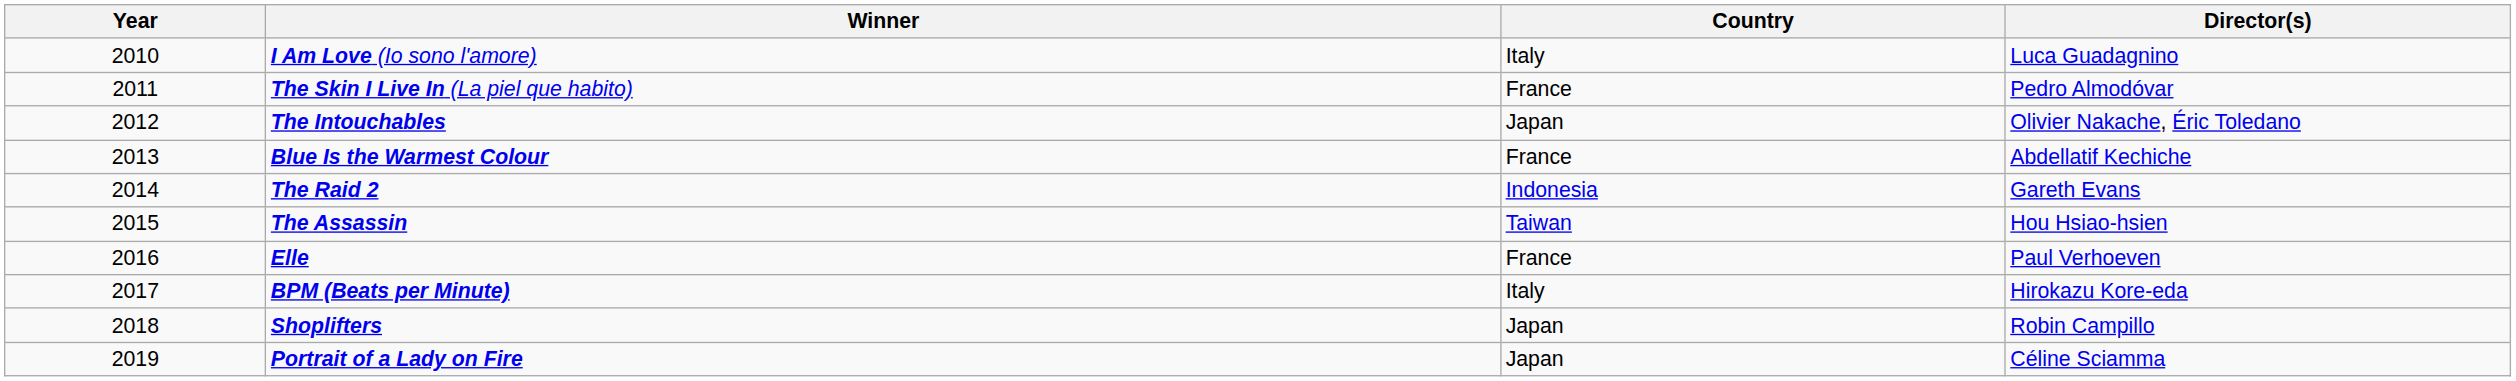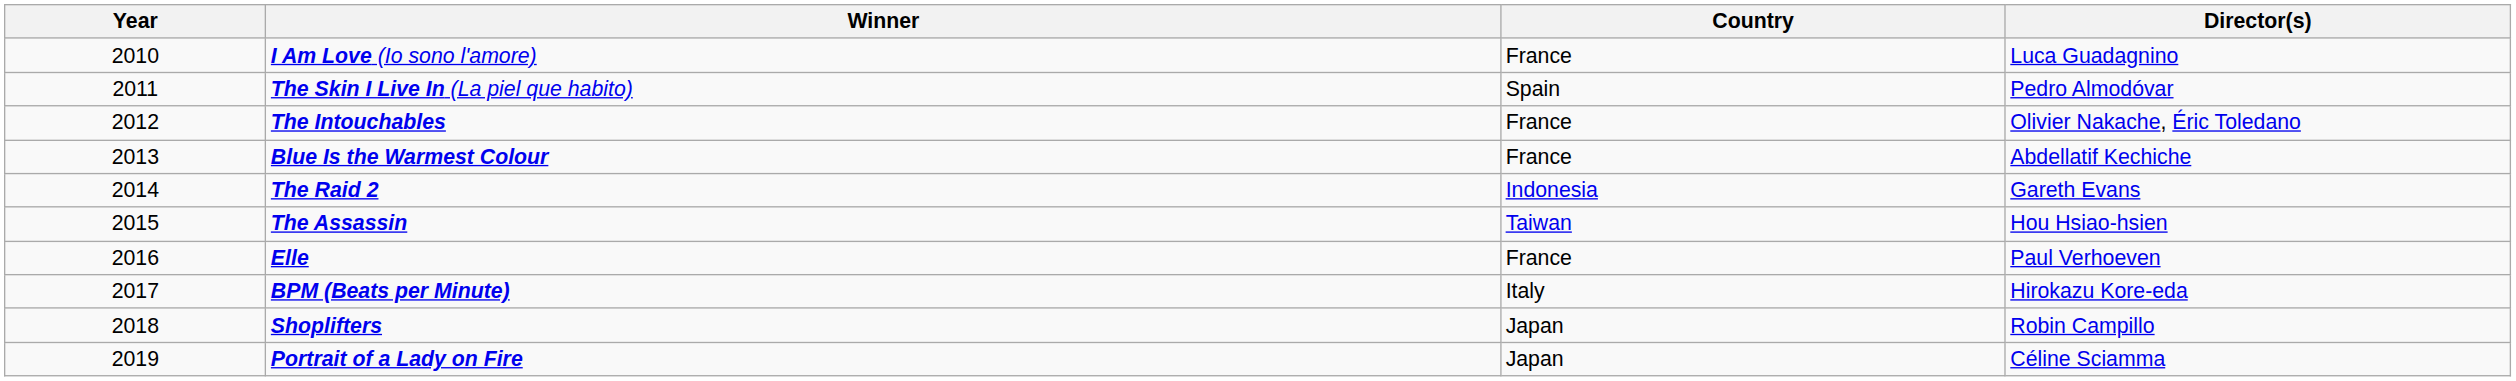(1525, 55) Italy -> (1539, 55) France
(1539, 88) France -> (1533, 88) Spain
(1535, 122) Japan -> (1539, 122) France
